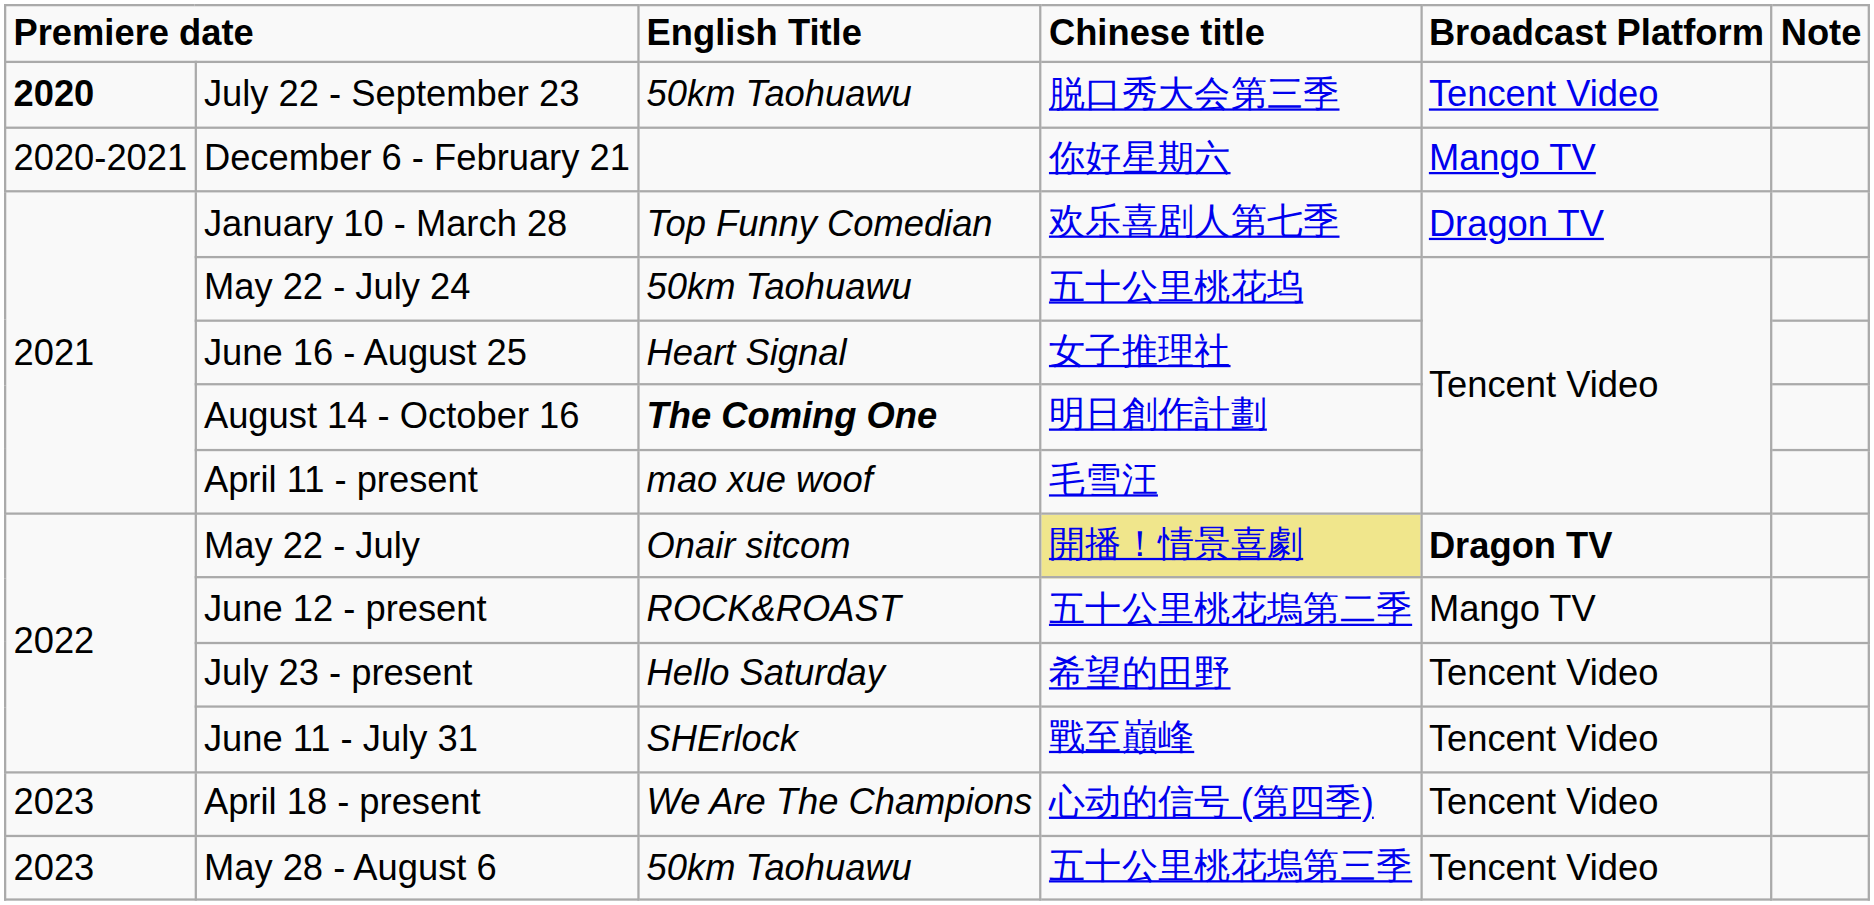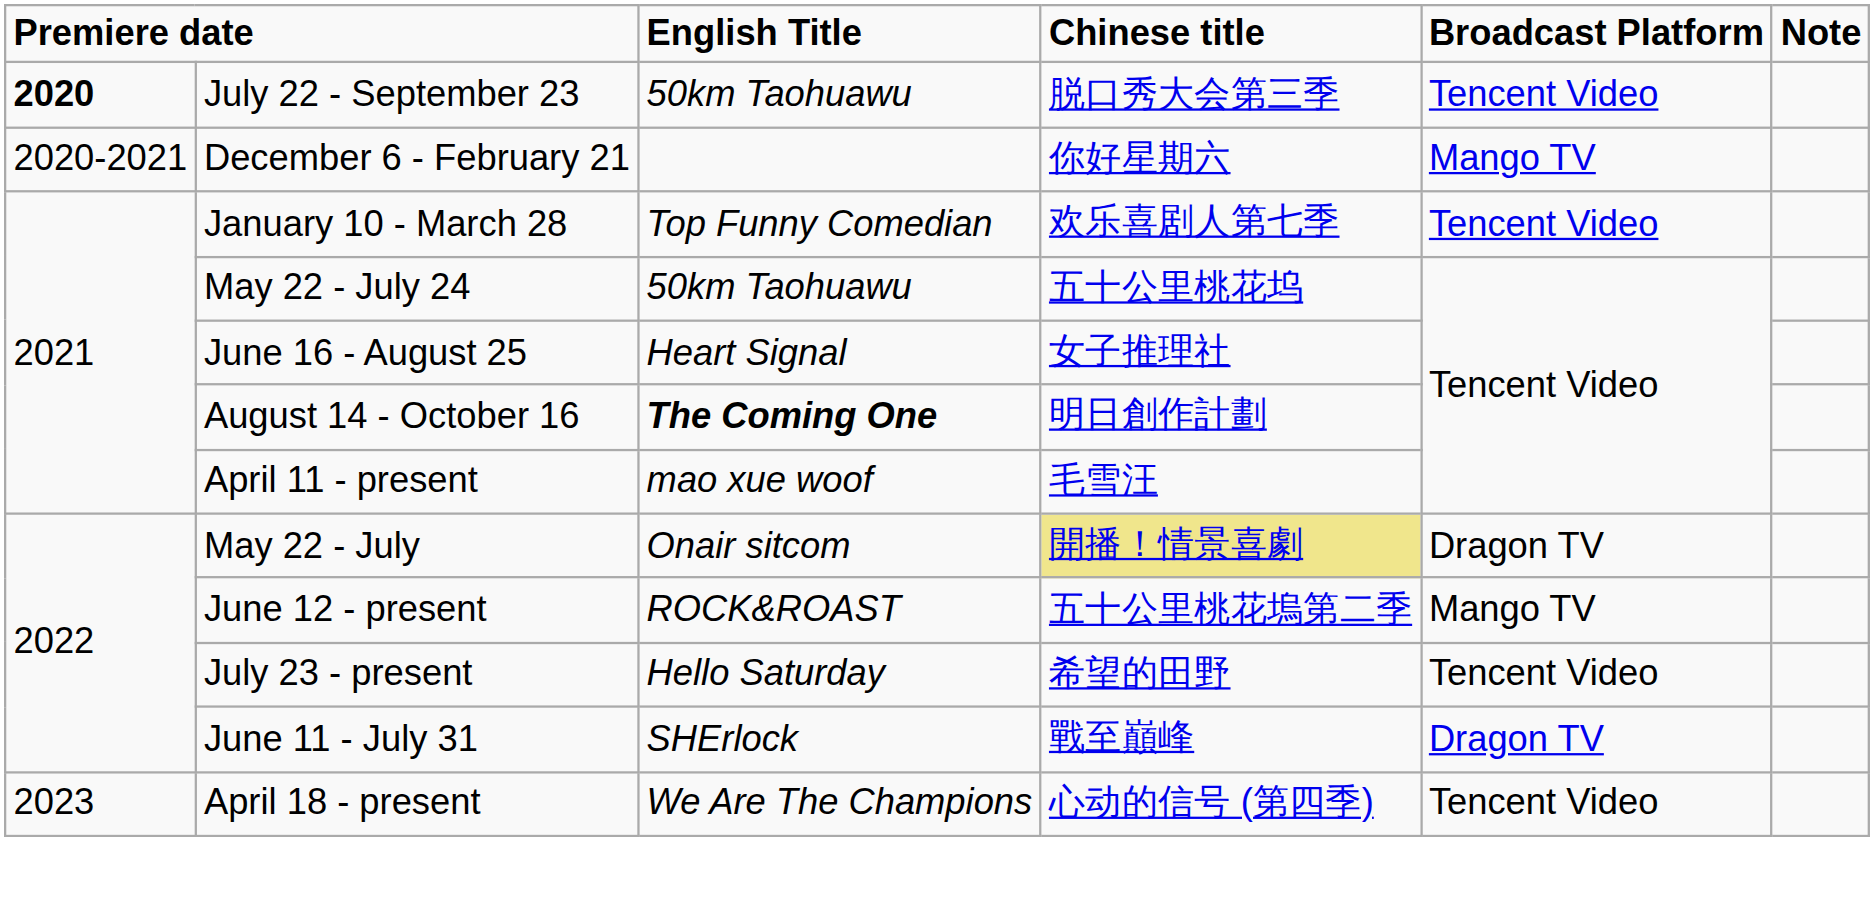(1516, 223) Dragon TV -> (1544, 223) Tencent Video
(1521, 545) bold -> (1516, 545) normal
(1544, 738) Tencent Video -> (1516, 738) Dragon TV
- row: (350, 867)
